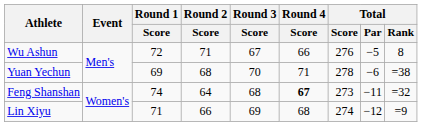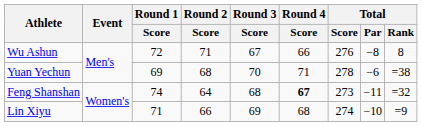(373, 53) −5 -> (373, 53) −8
(373, 112) −12 -> (373, 112) −10
